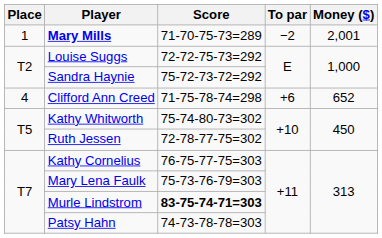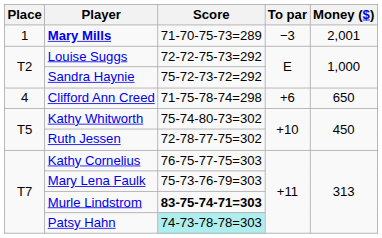(287, 35) −2 -> (287, 35) −3
(344, 98) 652 -> (344, 98) 650
(211, 222) no background -> (211, 222) paleturquoise background
